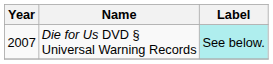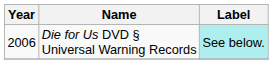(22, 42) 2007 -> (22, 42) 2006
